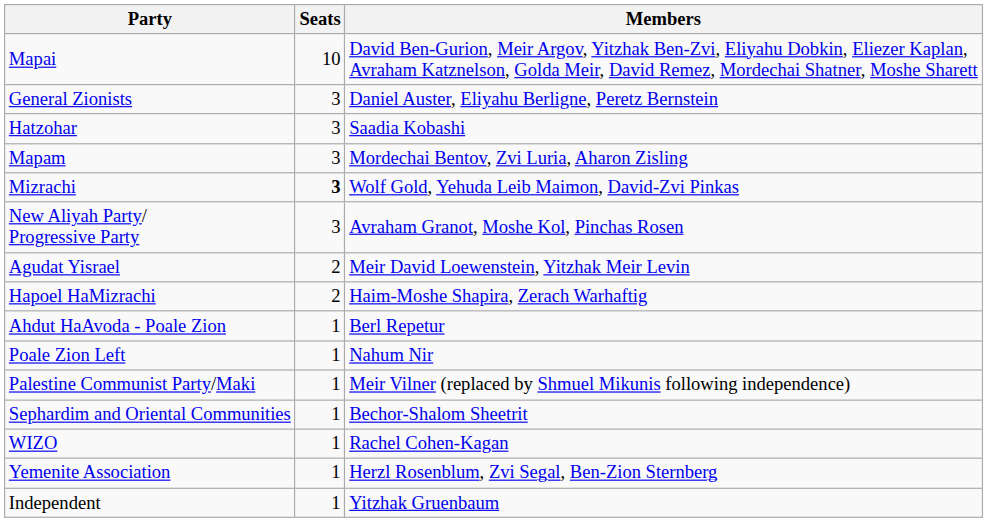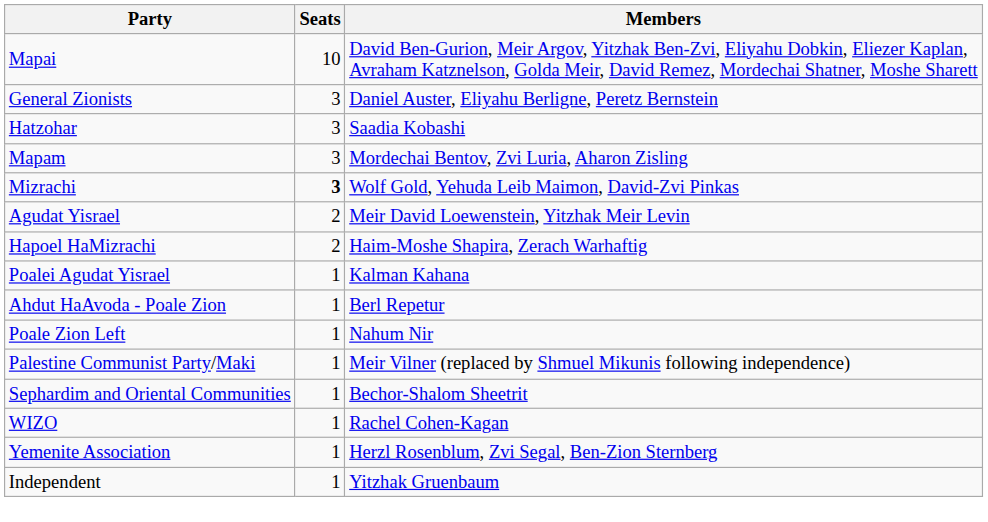- row: (78, 227)
+ row: (89, 275)
